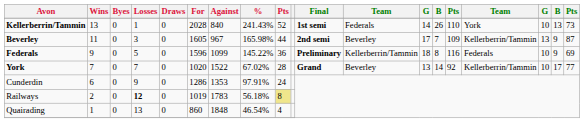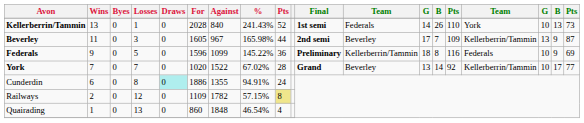(136, 81) 9 -> (136, 81) 8
(164, 81) no background -> (164, 81) paleturquoise background
(198, 81) 1286 -> (198, 81) 1886
(219, 81) 1353 -> (219, 81) 1355
(256, 81) 97.91% -> (256, 81) 94.91%
(138, 95) bold -> (138, 95) normal
(198, 95) 1019 -> (198, 95) 1109
(219, 95) 1783 -> (219, 95) 1782
(256, 95) 56.18% -> (256, 95) 57.15%
